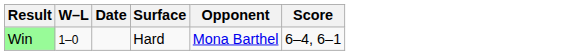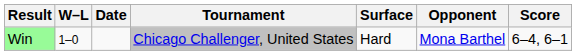+ column: (243, 15)
